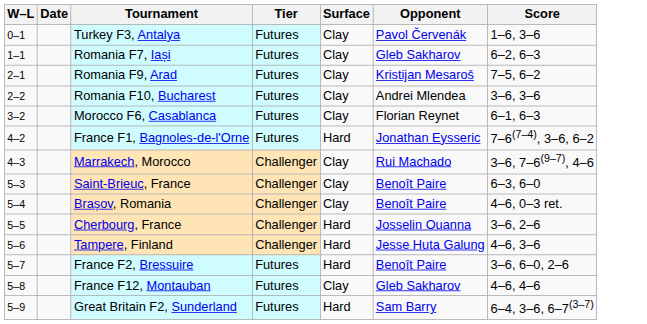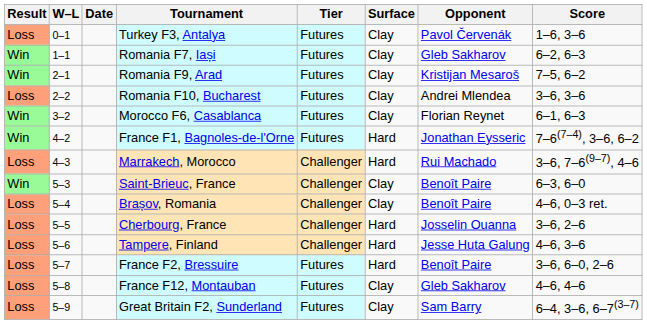+ column: (27, 14)
(336, 161) Clay -> (382, 161) Hard
(337, 307) Hard -> (381, 307) Clay
